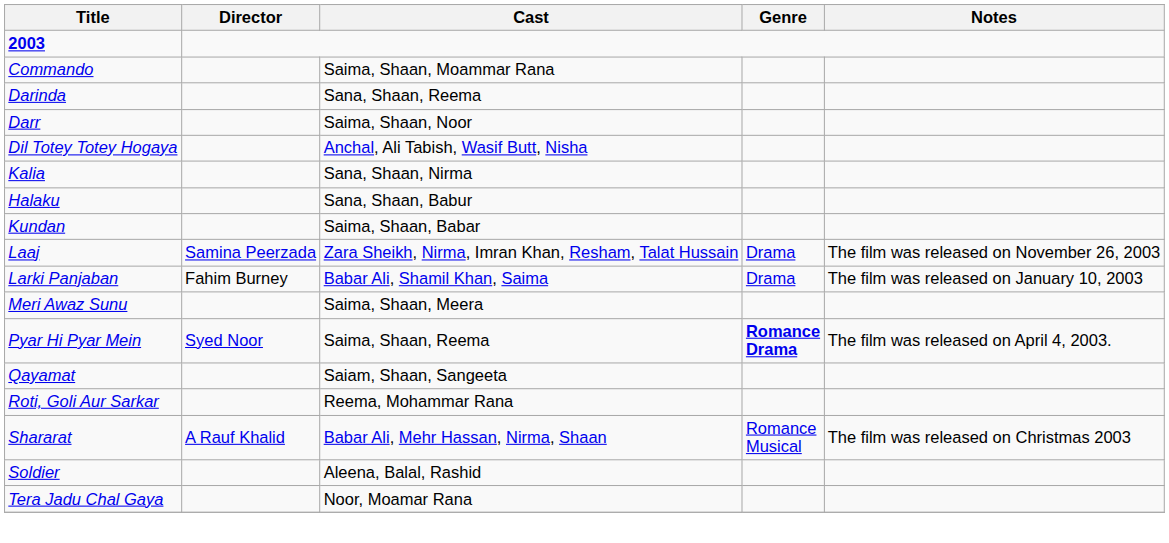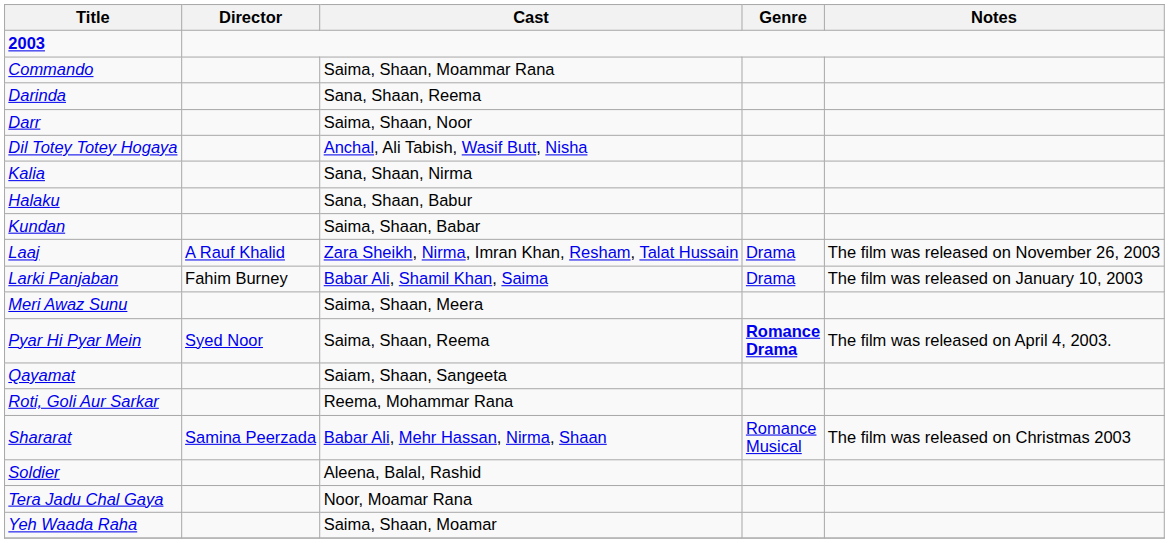(251, 252) Samina Peerzada -> (235, 252) A Rauf Khalid
(235, 437) A Rauf Khalid -> (251, 437) Samina Peerzada
+ row: (73, 525)
